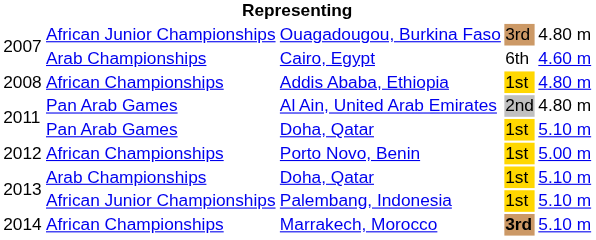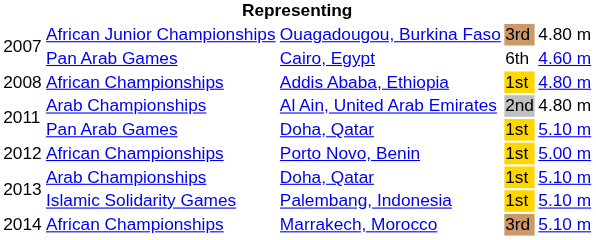(126, 58) Arab Championships -> (112, 58) Pan Arab Games
(112, 105) Pan Arab Games -> (126, 105) Arab Championships
(161, 201) African Junior Championships -> (141, 201) Islamic Solidarity Games
(519, 224) bold -> (518, 224) normal
